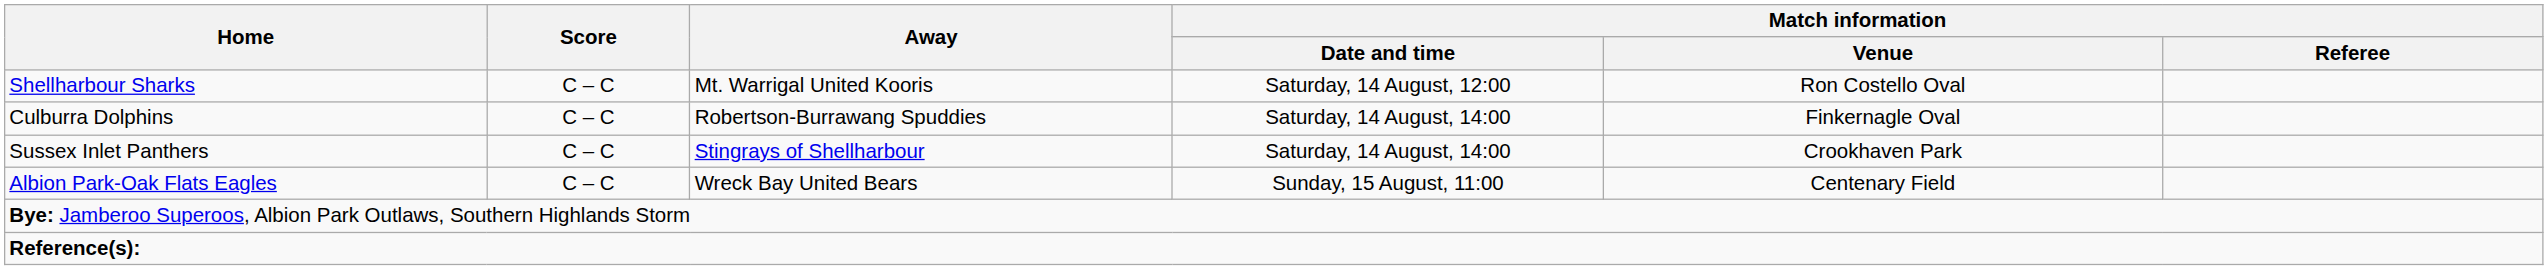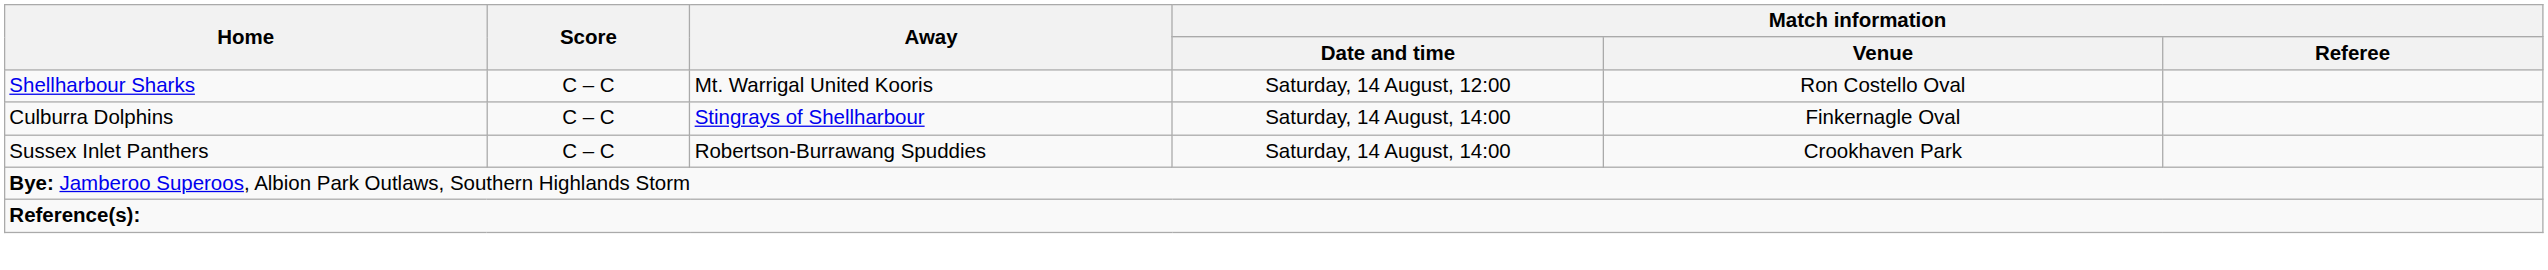(840, 118) Robertson-Burrawang Spuddies -> (810, 118) Stingrays of Shellharbour
(810, 150) Stingrays of Shellharbour -> (840, 150) Robertson-Burrawang Spuddies
- row: (143, 183)
